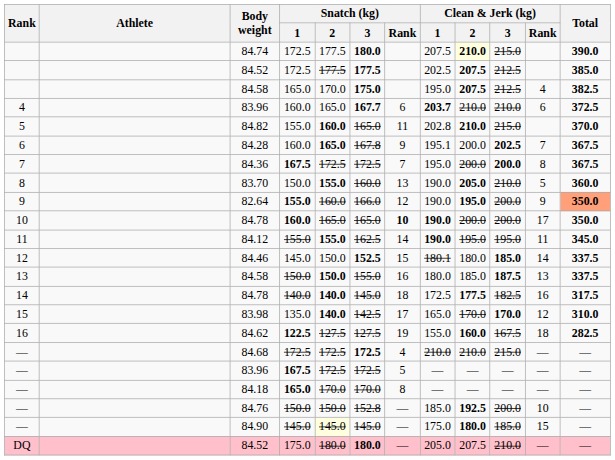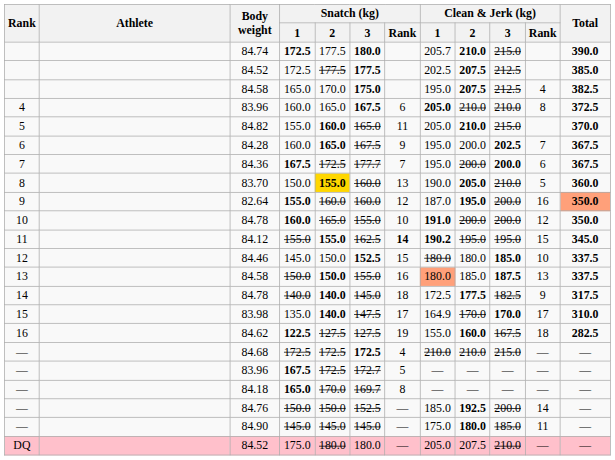(297, 51) normal -> (297, 51) bold
(438, 51) 207.5 -> (438, 51) 205.7
(473, 51) lightyellow background -> (473, 51) no background
(367, 107) 167.7 -> (367, 107) 167.5
(438, 107) 203.7 -> (438, 107) 205.0
(543, 107) 6 -> (543, 107) 8
(438, 126) 202.8 -> (438, 126) 205.0
(367, 145) 167.8 -> (367, 145) 167.5
(438, 145) 195.1 -> (438, 145) 195.0
(367, 164) 172.5 -> (367, 164) 177.7
(543, 164) 8 -> (543, 164) 6
(332, 182) no background -> (332, 182) gold background
(367, 201) 166.0 -> (367, 201) 160.0
(438, 201) 190.0 -> (438, 201) 187.0
(543, 201) 9 -> (543, 201) 16
(367, 220) 165.0 -> (367, 220) 155.0
(402, 220) bold -> (402, 220) normal
(438, 220) 190.0 -> (438, 220) 191.0
(543, 220) 17 -> (543, 220) 12
(402, 239) normal -> (402, 239) bold
(438, 239) 190.0 -> (438, 239) 190.2
(543, 239) 11 -> (543, 239) 15
(438, 257) 180.1 -> (438, 257) 180.0
(543, 257) 14 -> (543, 257) 10
(438, 276) no background -> (438, 276) lightsalmon background
(543, 295) 16 -> (543, 295) 9
(367, 314) 142.5 -> (367, 314) 147.5
(438, 314) 165.0 -> (438, 314) 164.9
(543, 314) 12 -> (543, 314) 17
(367, 370) 172.5 -> (367, 370) 172.7
(367, 389) 170.0 -> (367, 389) 169.7
(367, 408) 152.8 -> (367, 408) 152.5
(543, 408) 10 -> (543, 408) 14
(332, 426) lightyellow background -> (332, 426) no background
(543, 426) 15 -> (543, 426) 11
(367, 445) bold -> (367, 445) normal
